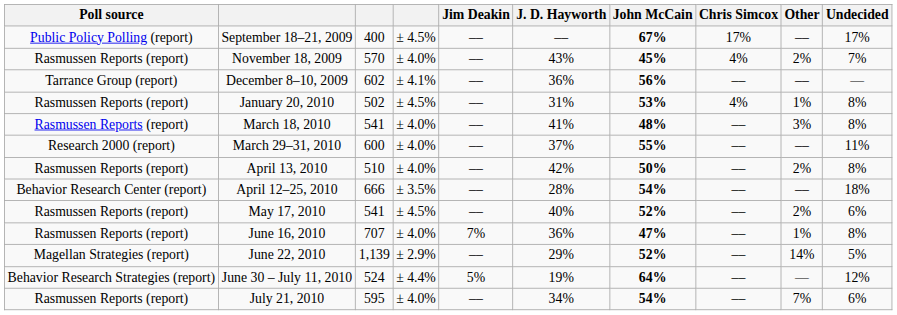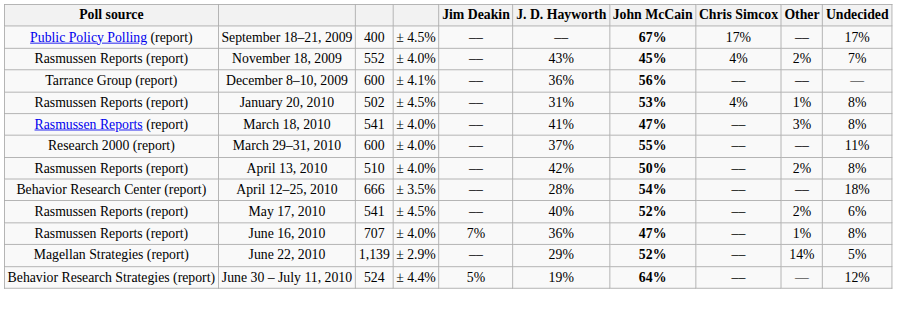(374, 59) 570 -> (374, 59) 552
(374, 80) 602 -> (374, 80) 600
(653, 124) 48% -> (653, 124) 47%
- row: (287, 299)
